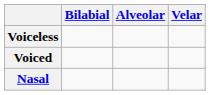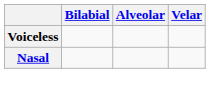- row: (33, 57)
